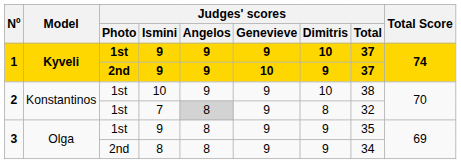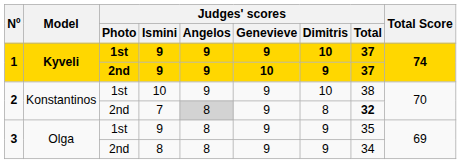(119, 110) 1st -> (119, 110) 2nd
(368, 110) normal -> (368, 110) bold
